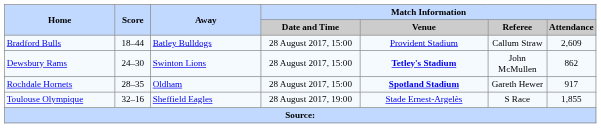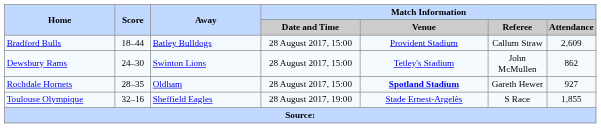(424, 63) bold -> (424, 63) normal
(571, 84) 917 -> (571, 84) 927
